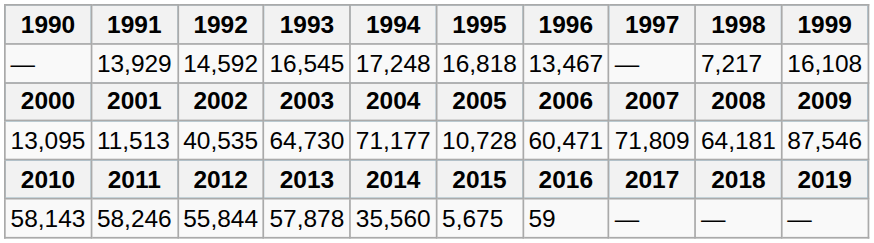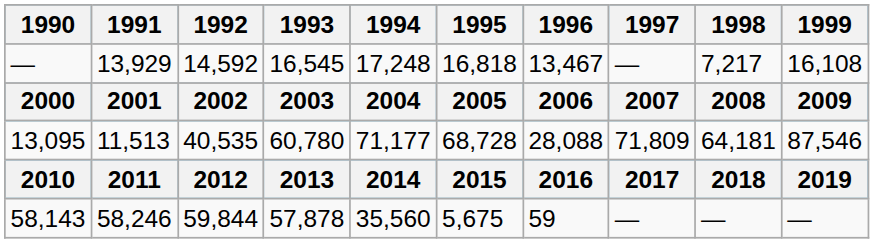(307, 141) 64,730 -> (307, 141) 60,780
(480, 141) 10,728 -> (480, 141) 68,728
(566, 141) 60,471 -> (566, 141) 28,088
(221, 218) 55,844 -> (221, 218) 59,844
